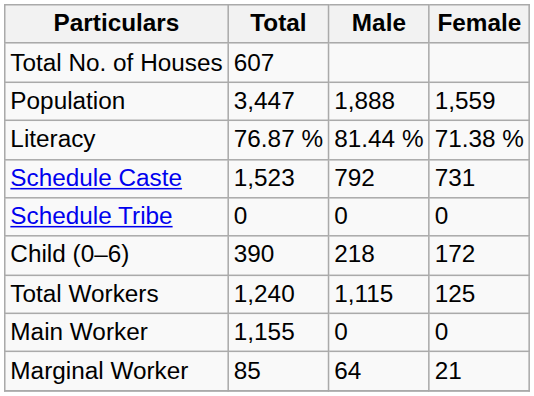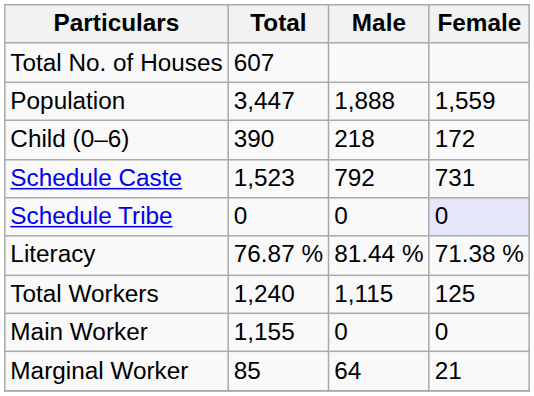rows swapped: (70, 255) <-> (53, 139)
(441, 216) no background -> (441, 216) lavender background
